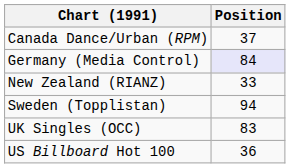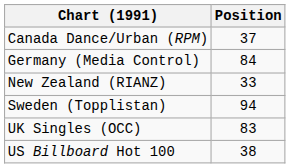(248, 61) lavender background -> (248, 61) no background
(248, 152) 36 -> (248, 152) 38
